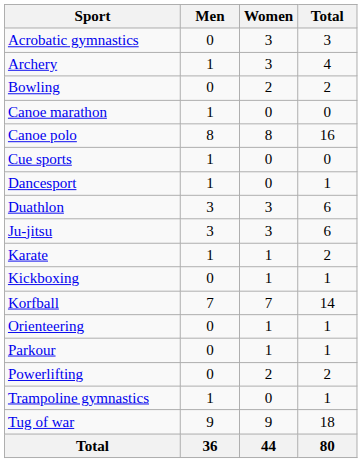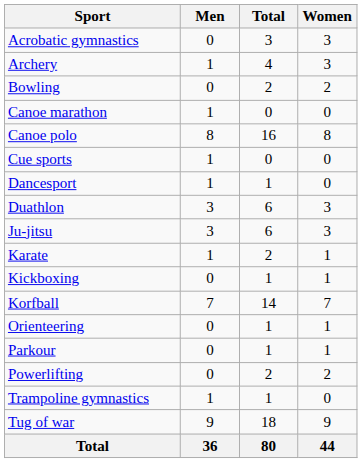columns swapped: (269, 16) <-> (327, 16)
